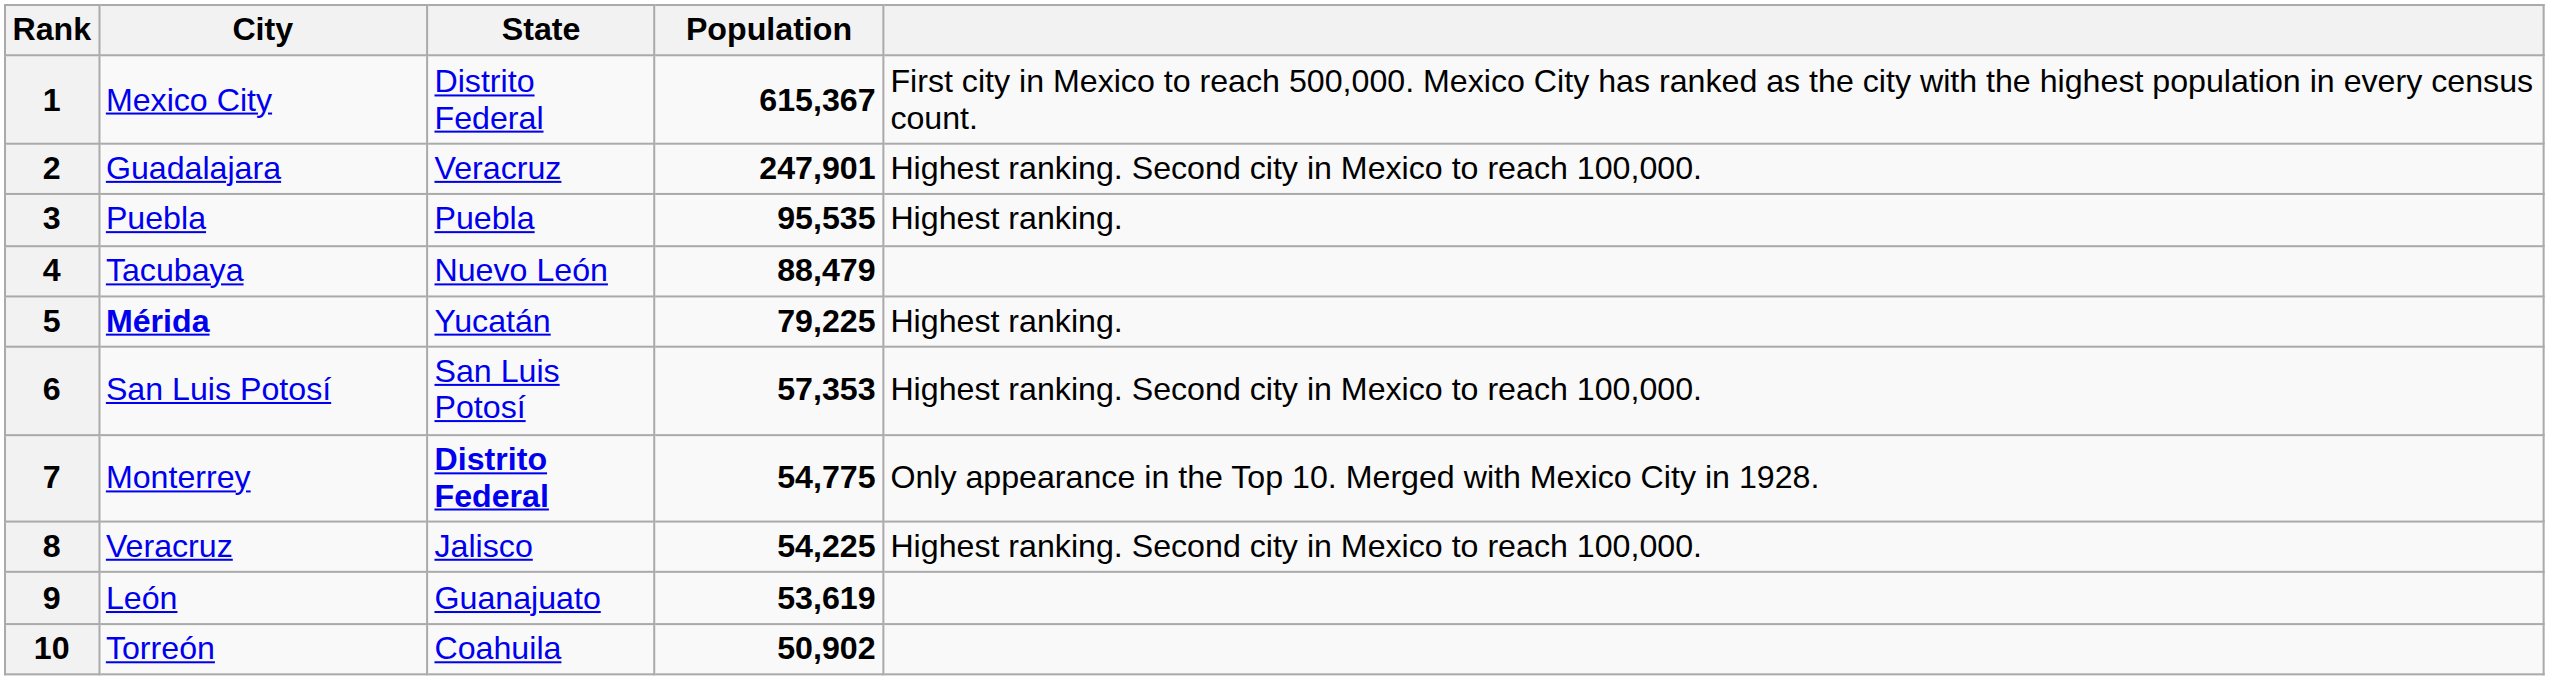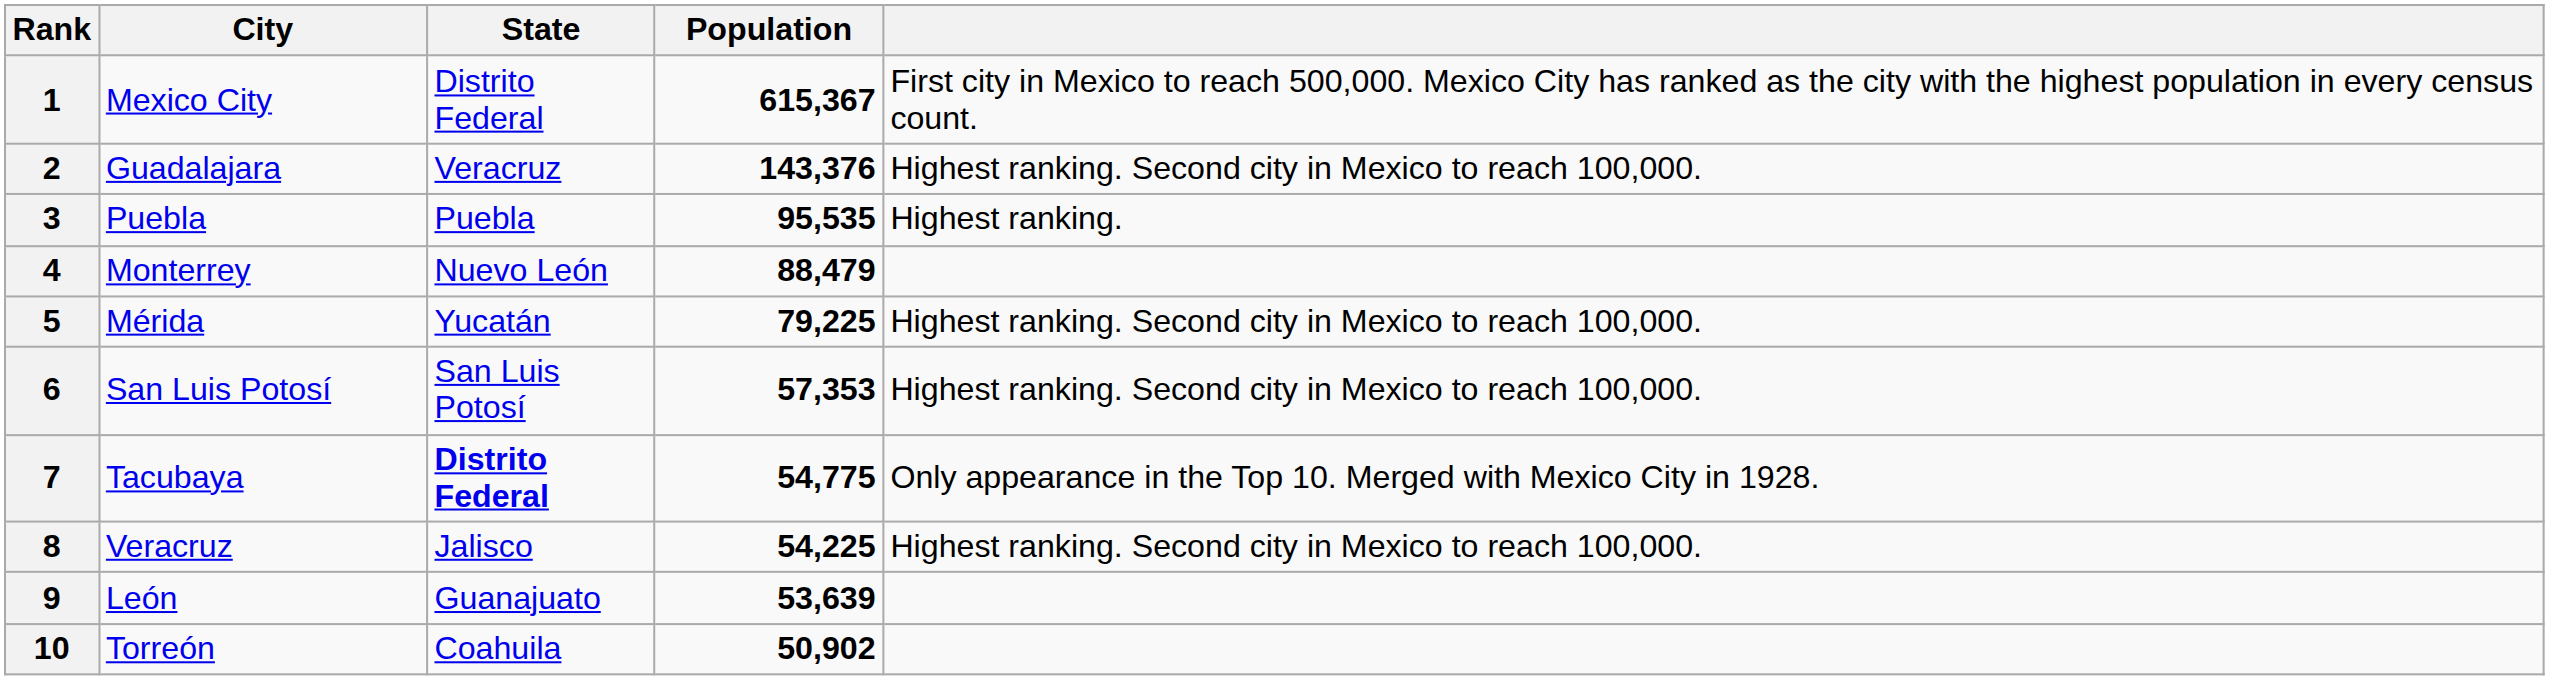(817, 168) 247,901 -> (817, 168) 143,376
(175, 270) Tacubaya -> (178, 270) Monterrey
(158, 321) bold -> (155, 321) normal
(1007, 321) Highest ranking. -> (1296, 321) Highest ranking. Second city in Mexico to reach 100,000.
(178, 477) Monterrey -> (175, 477) Tacubaya
(826, 597) 53,619 -> (826, 597) 53,639
